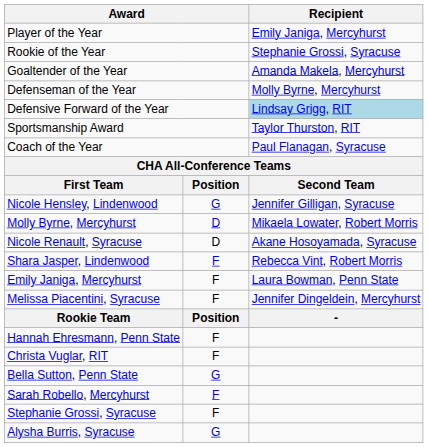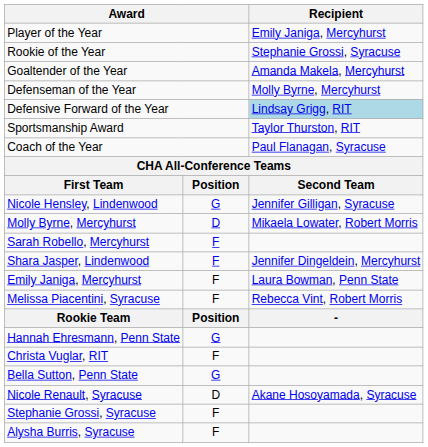rows swapped: (75, 242) <-> (78, 394)
(327, 261) Rebecca Vint, Robert Morris -> (336, 261) Jennifer Dingeldein, Mercyhurst
(336, 299) Jennifer Dingeldein, Mercyhurst -> (327, 299) Rebecca Vint, Robert Morris
(216, 337) F -> (216, 337) G
(216, 432) G -> (216, 432) F
